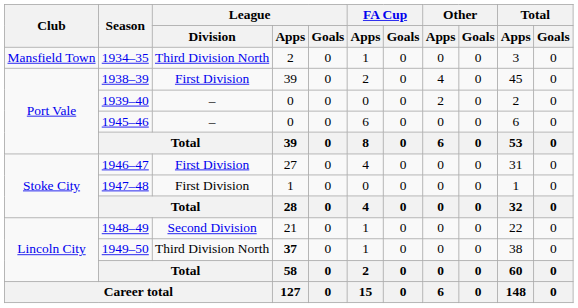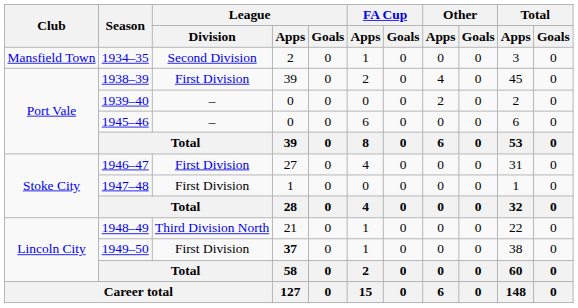(212, 57) Third Division North -> (212, 57) Second Division
(212, 228) Second Division -> (212, 228) Third Division North
(212, 249) Third Division North -> (212, 249) First Division
